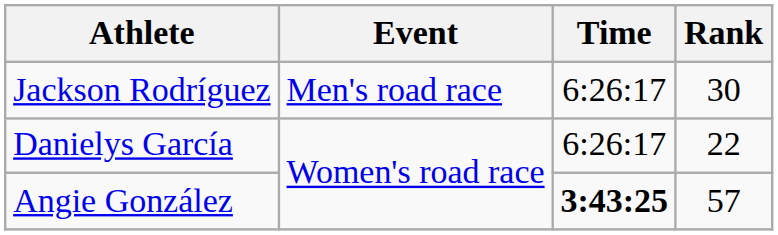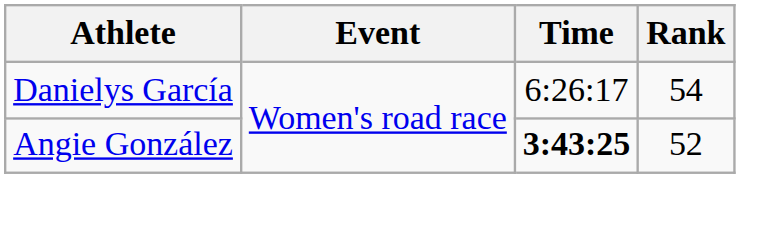- row: (142, 88)
(724, 145) 22 -> (686, 88) 54
(724, 201) 57 -> (686, 145) 52
